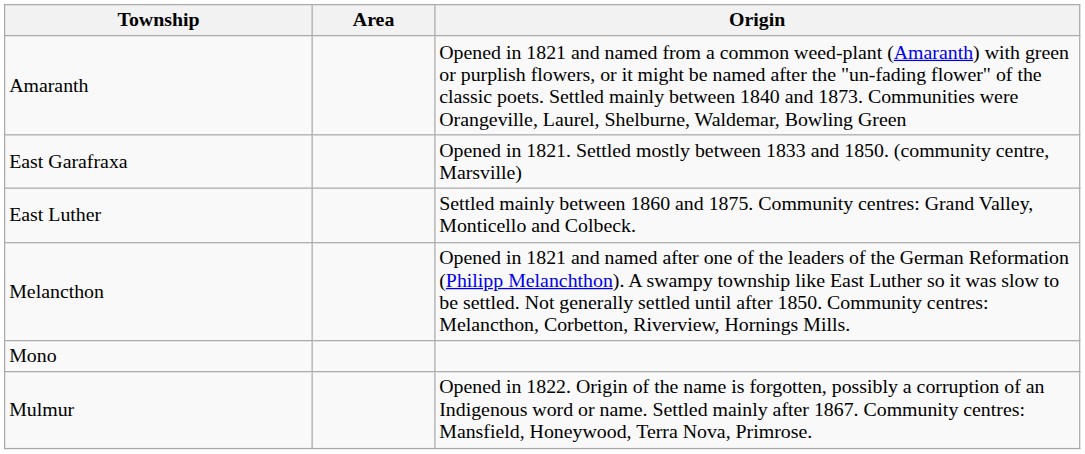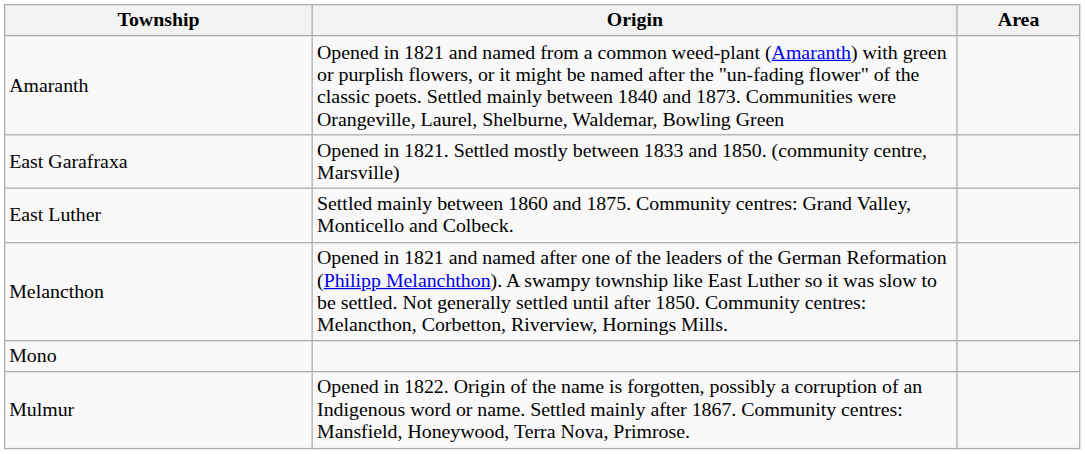columns swapped: (374, 20) <-> (757, 20)
